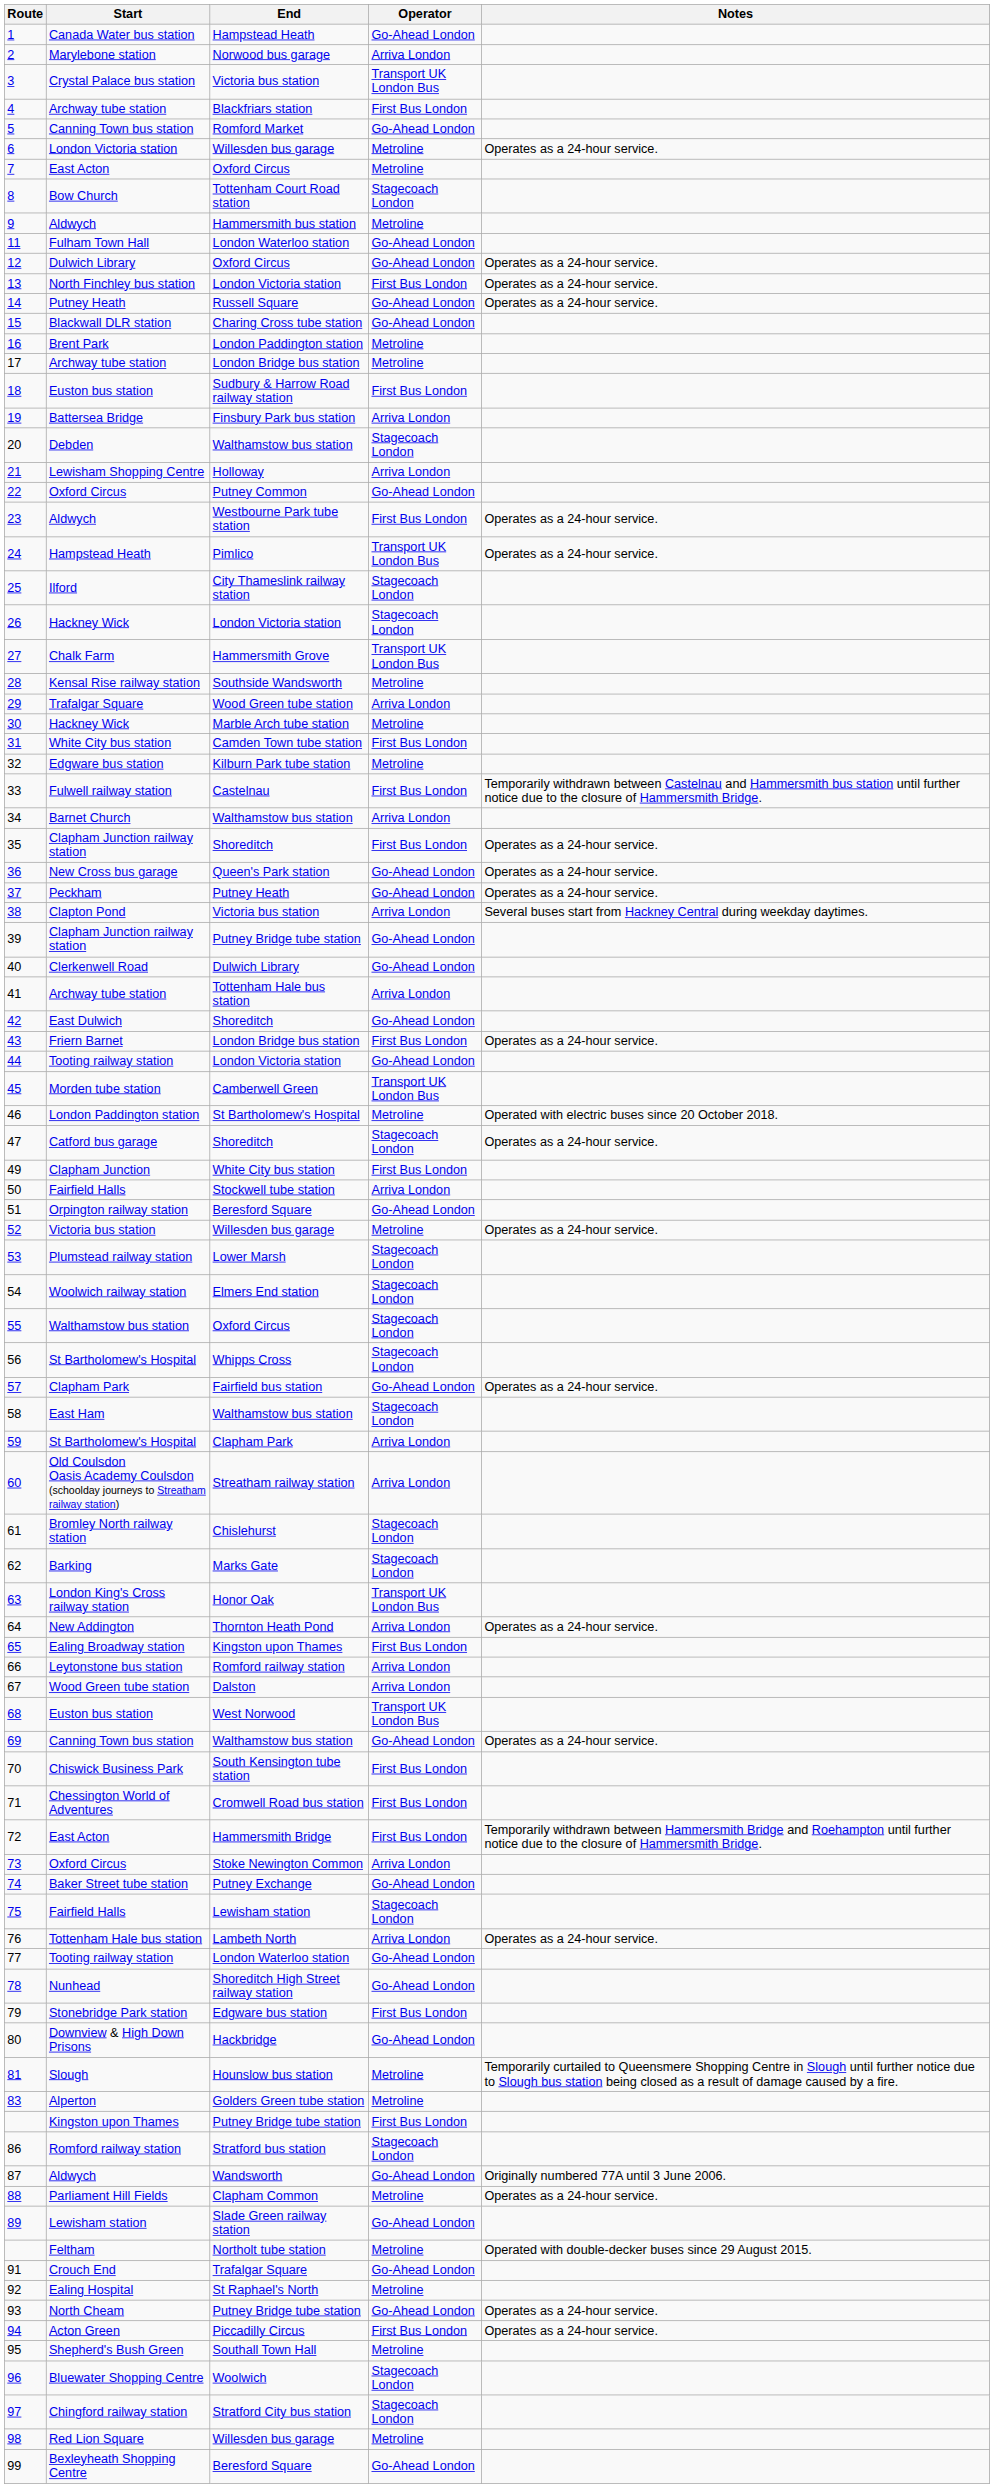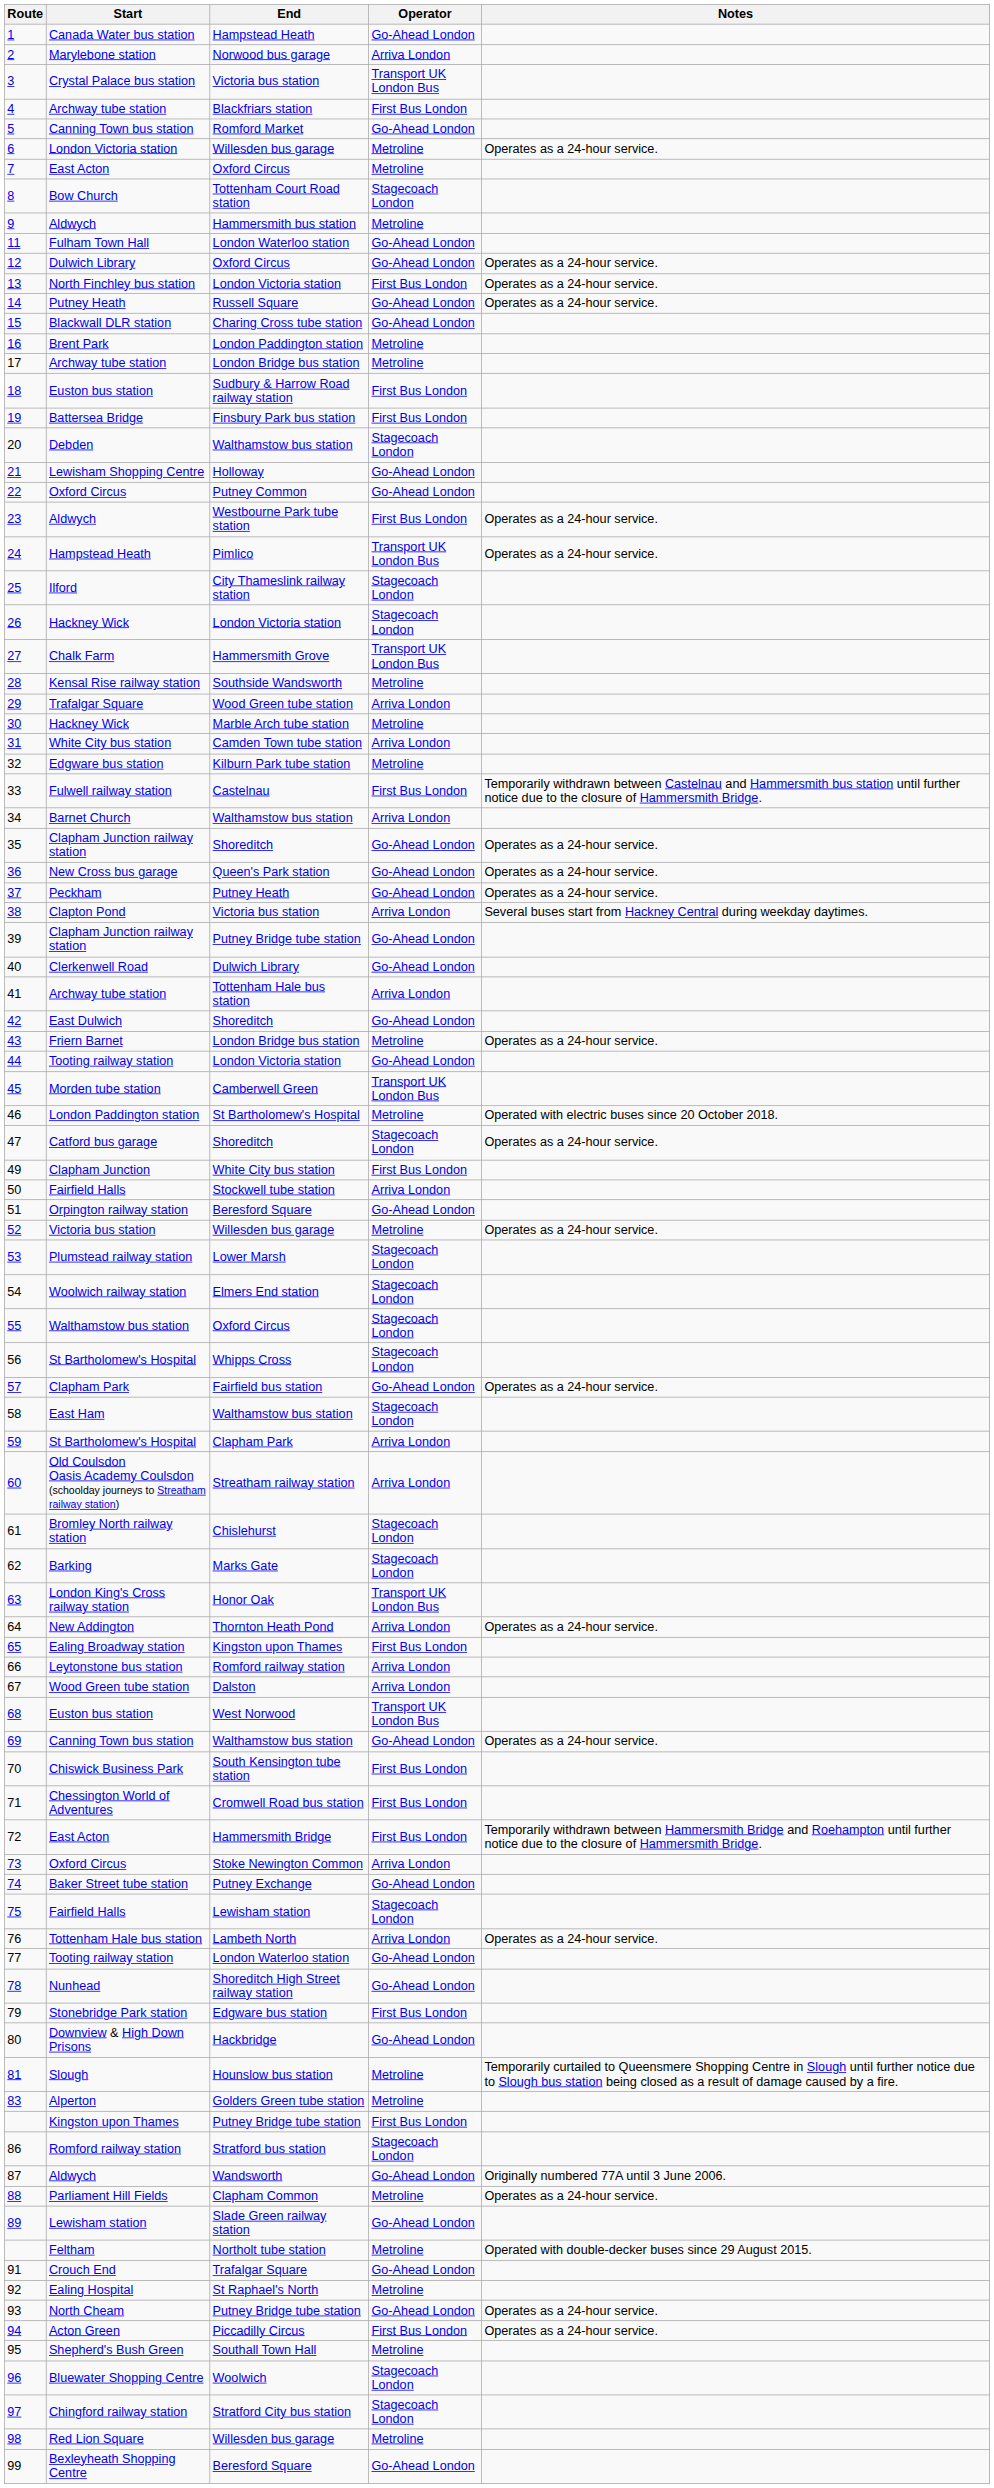(411, 418) Arriva London -> (419, 418) First Bus London
(411, 472) Arriva London -> (423, 472) Go-Ahead London
(419, 743) First Bus London -> (411, 743) Arriva London
(419, 845) First Bus London -> (423, 845) Go-Ahead London
(419, 1041) First Bus London -> (397, 1041) Metroline
